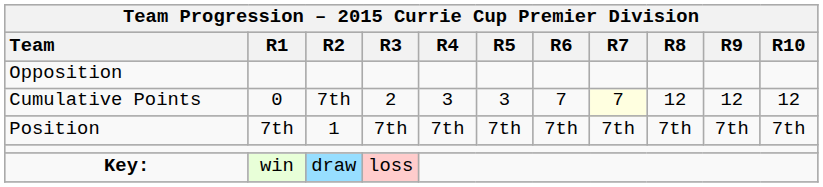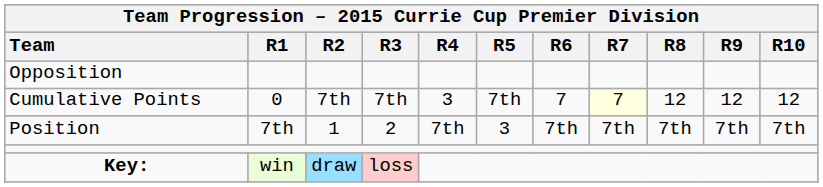(391, 101) 2 -> (391, 101) 7th
(504, 101) 3 -> (504, 101) 7th
(391, 129) 7th -> (391, 129) 2
(504, 129) 7th -> (504, 129) 3
